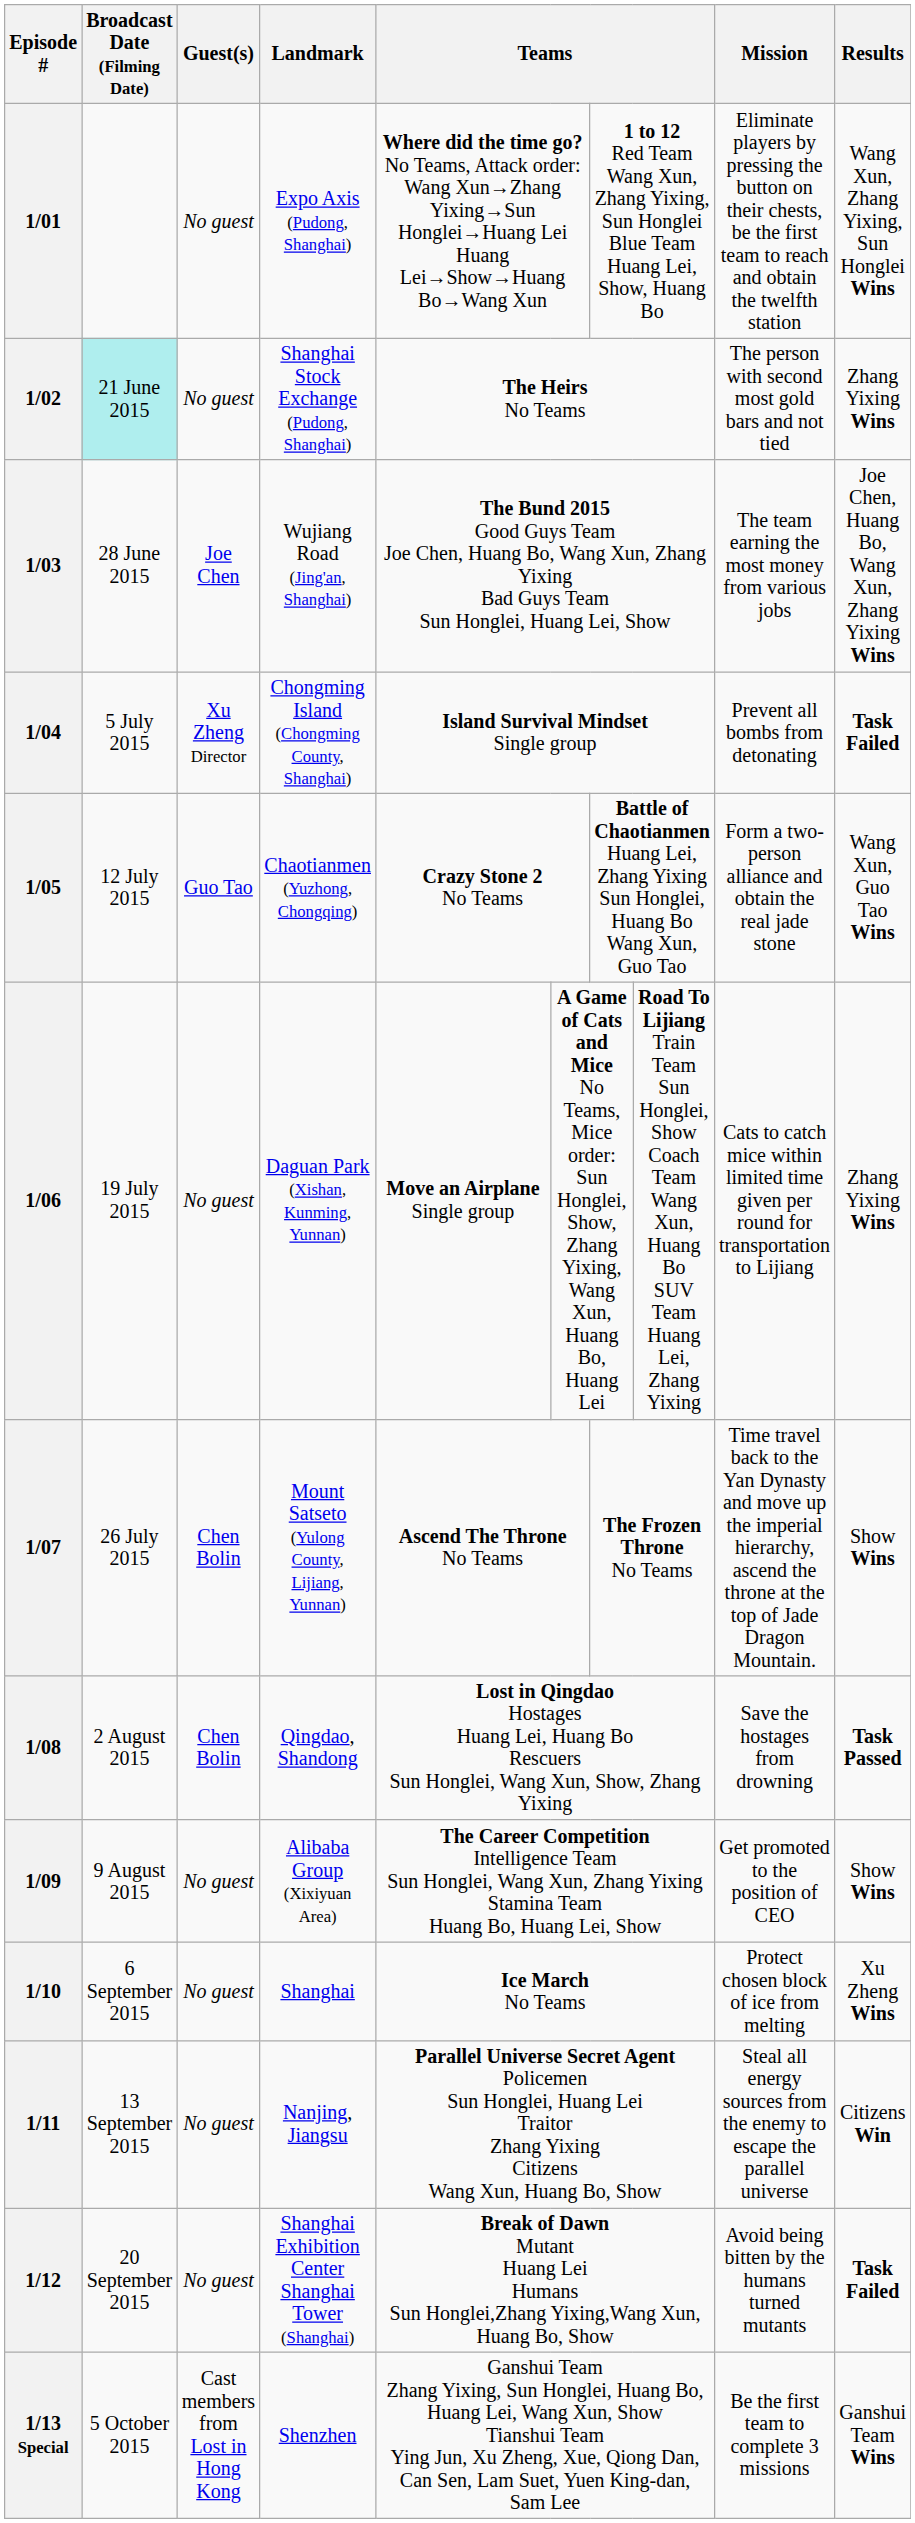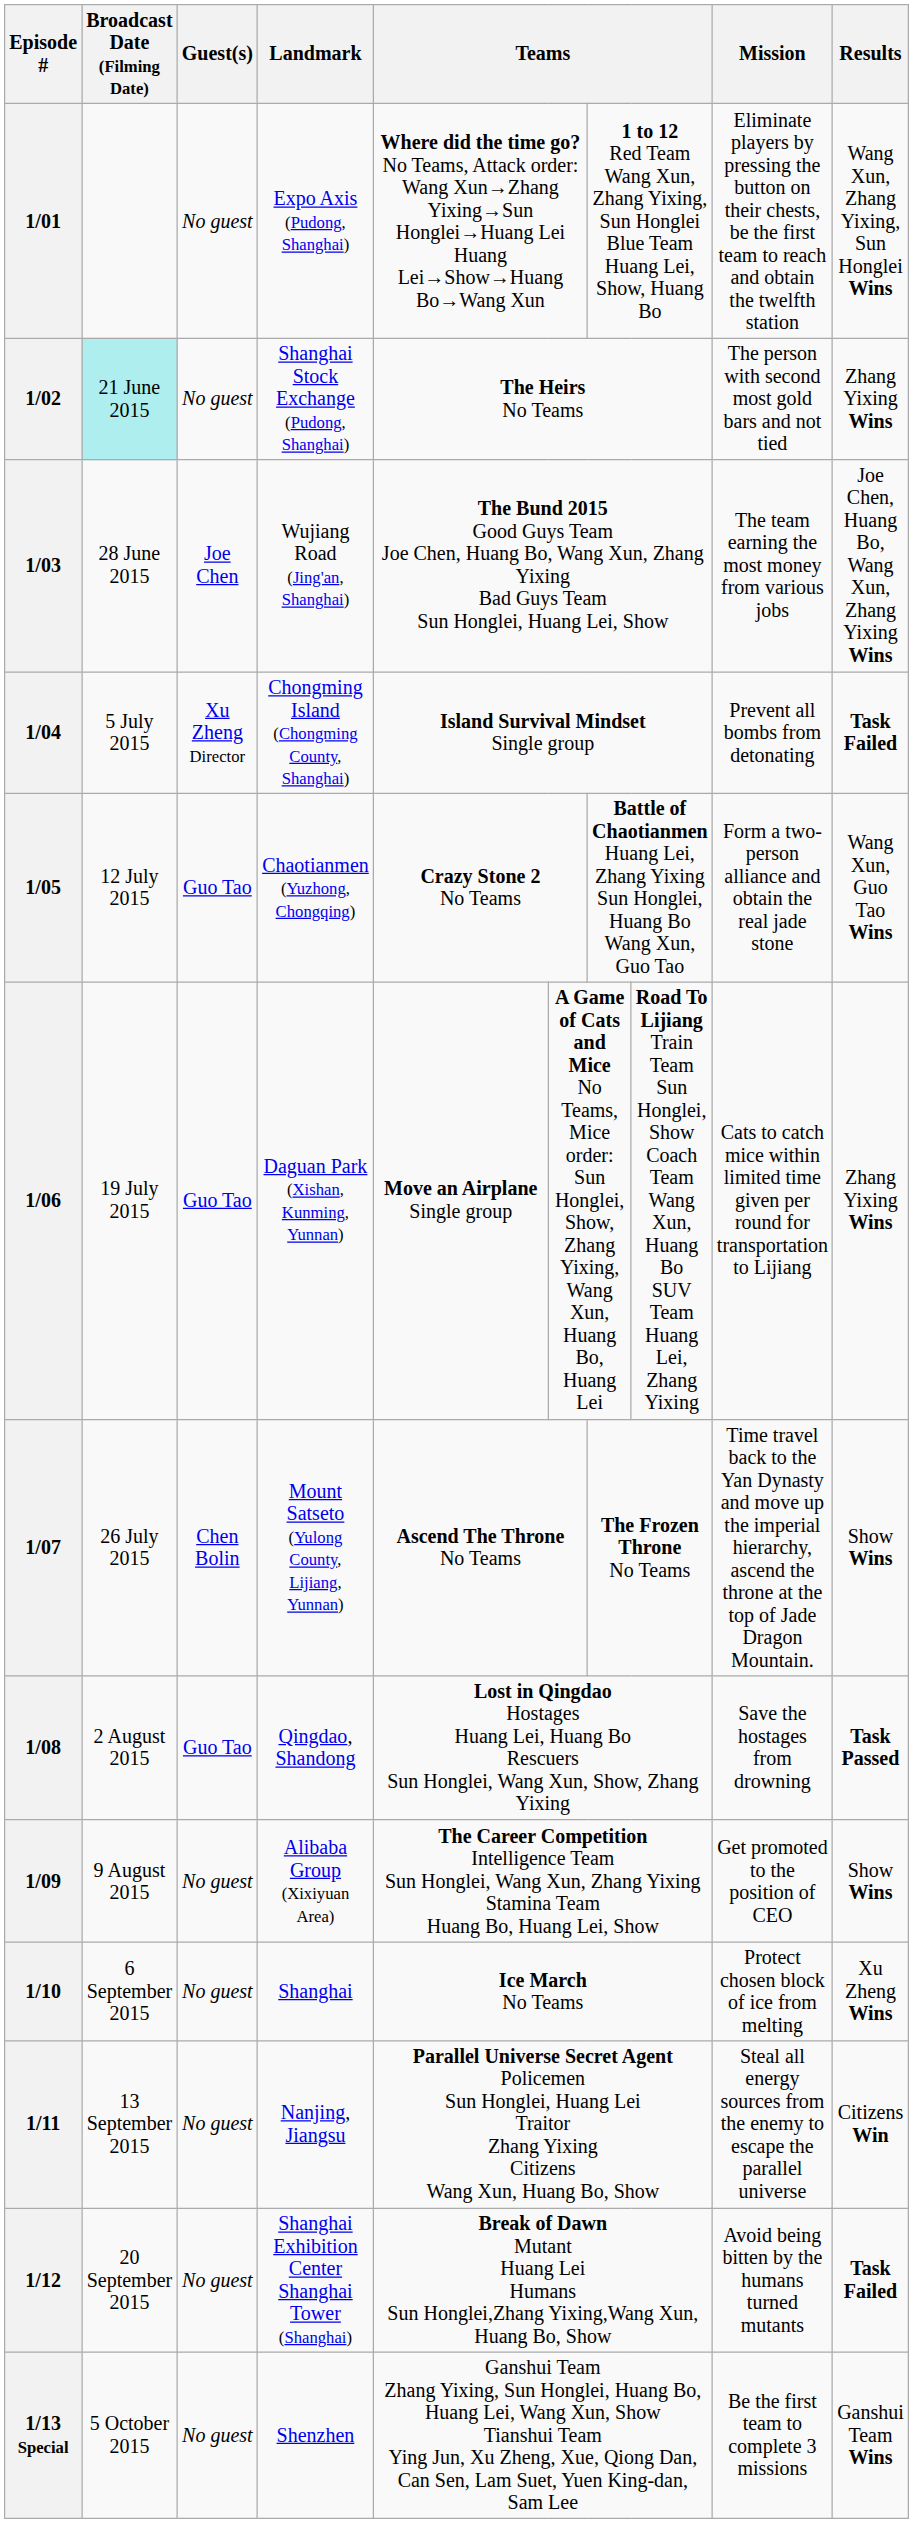(218, 1200) No guest -> (217, 1200) Guo Tao
(218, 1747) Chen Bolin -> (217, 1747) Guo Tao
(218, 2435) Cast members from Lost in Hong Kong -> (217, 2435) No guest
